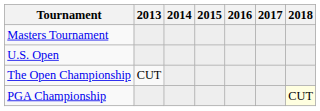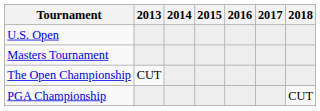rows swapped: (58, 35) <-> (33, 55)
(301, 96) lightyellow background -> (301, 96) no background
